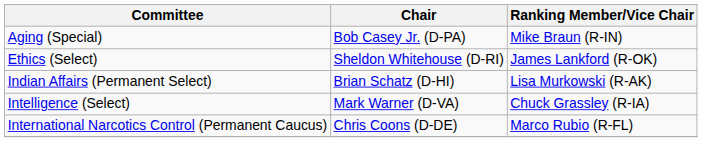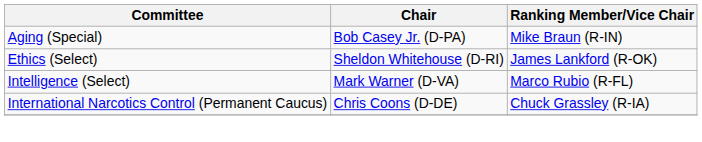- row: (110, 81)
(580, 103) Chuck Grassley (R-IA) -> (572, 81) Marco Rubio (R-FL)
(572, 125) Marco Rubio (R-FL) -> (580, 103) Chuck Grassley (R-IA)
